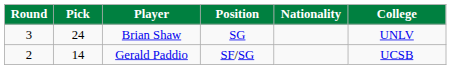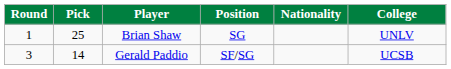(29, 34) 3 -> (29, 34) 1
(78, 34) 24 -> (78, 34) 25
(29, 54) 2 -> (29, 54) 3
